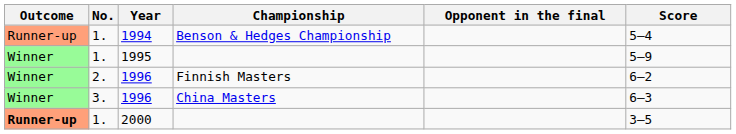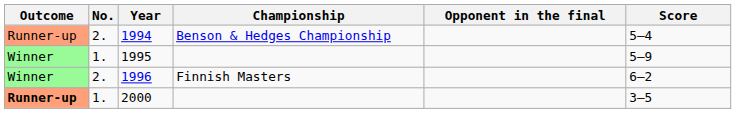(100, 36) 1. -> (100, 36) 2.
- row: (136, 98)
